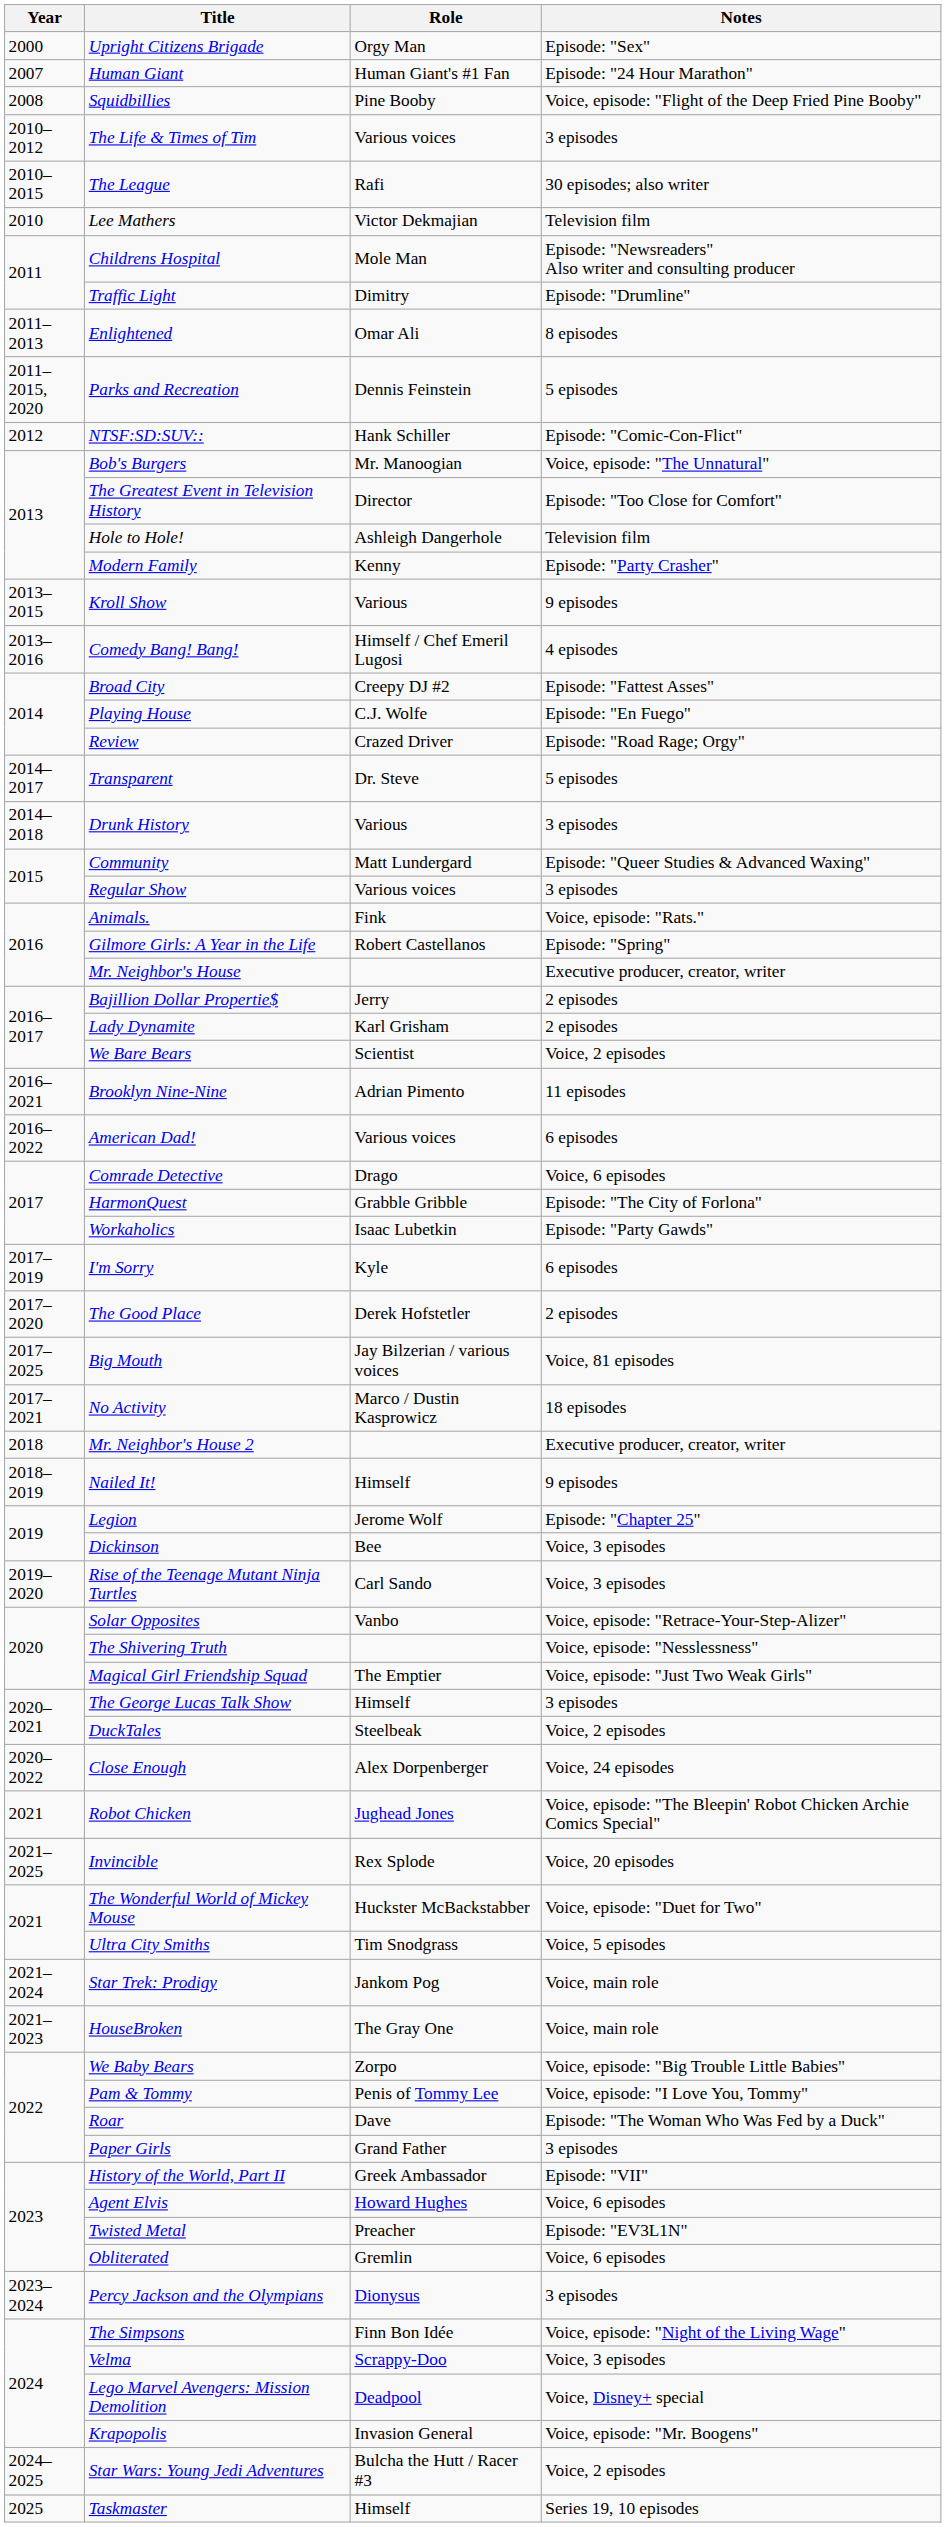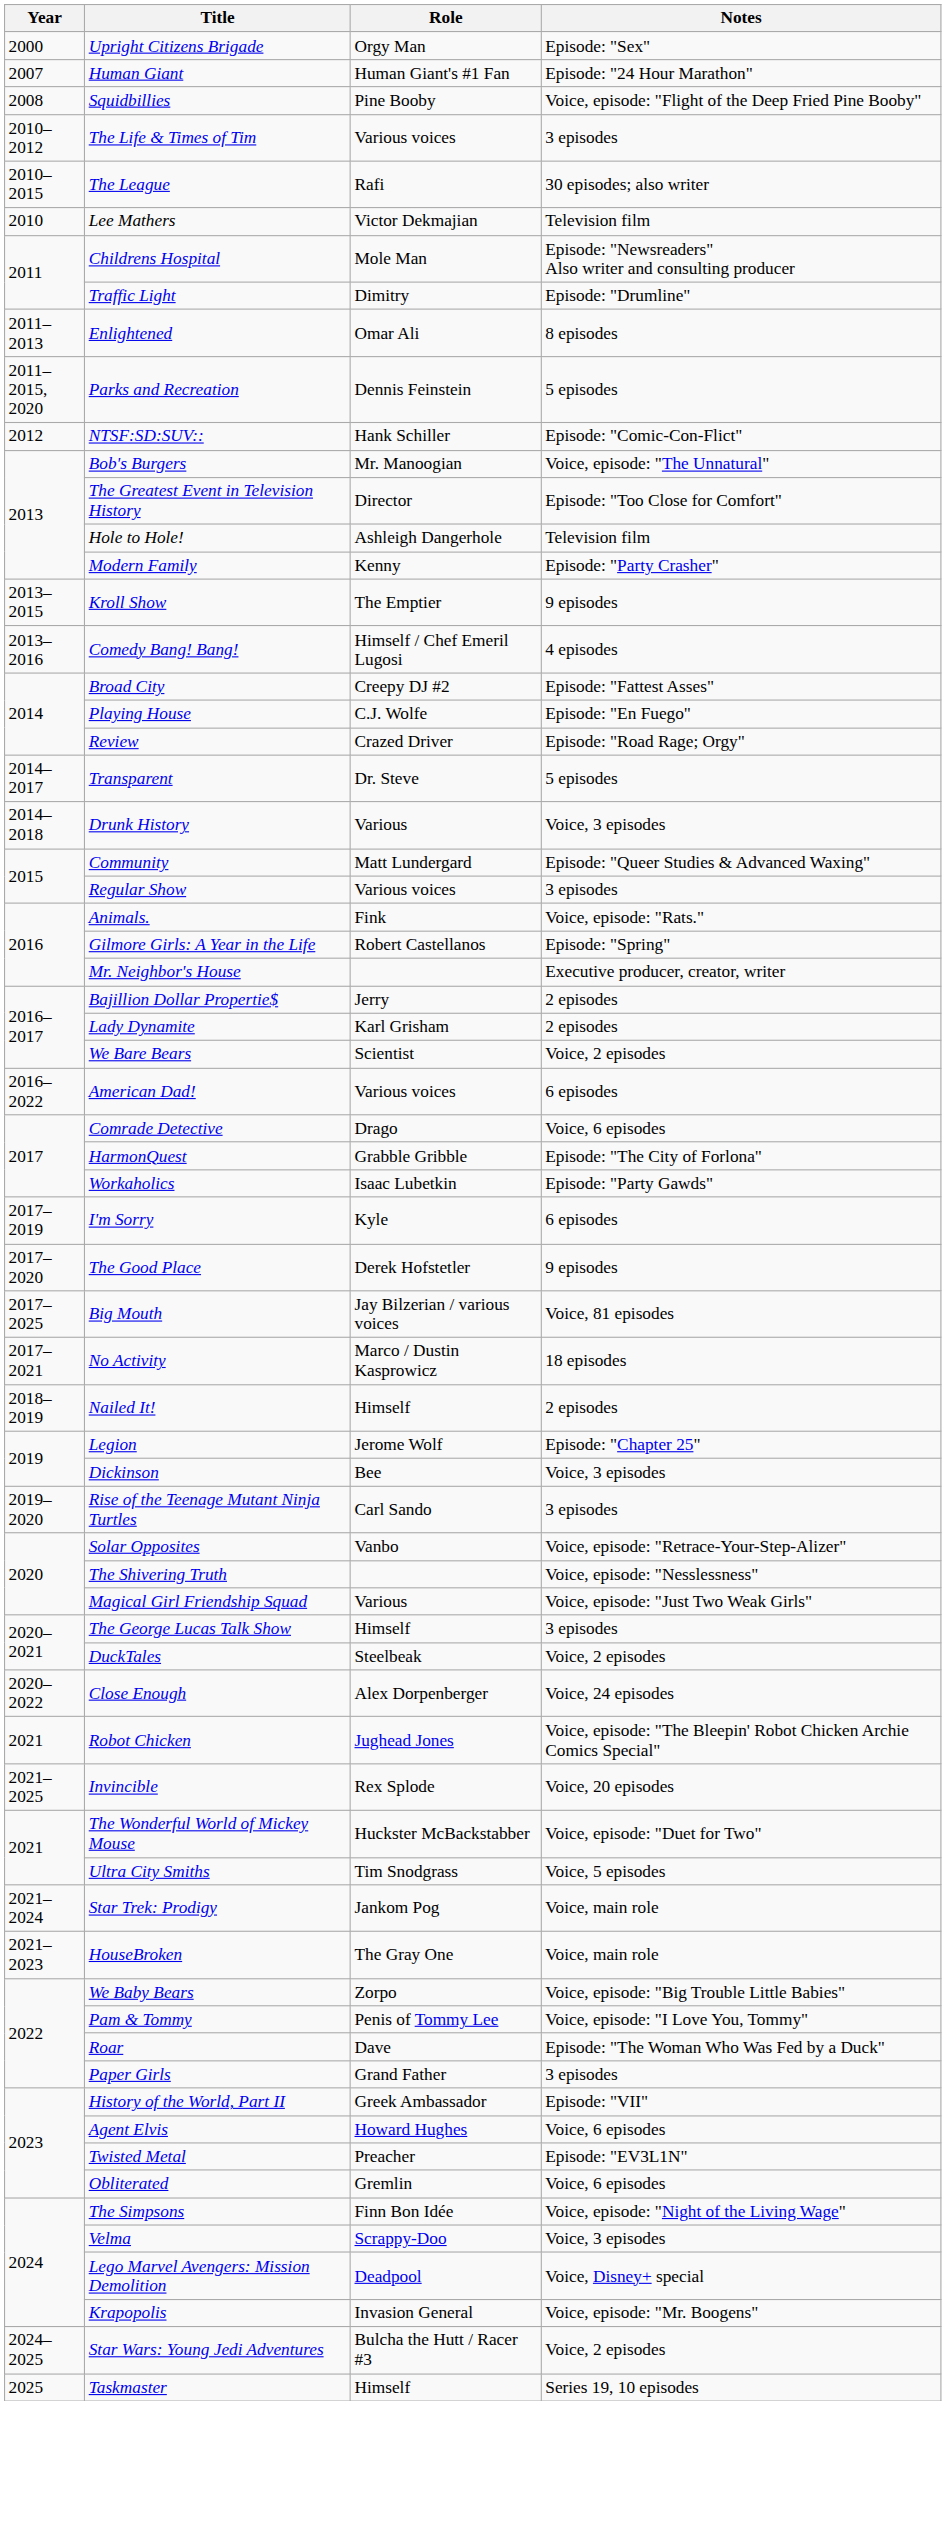(381, 602) Various -> (398, 602) The Emptier
(582, 825) 3 episodes -> (605, 825) Voice, 3 episodes
- row: (158, 1091)
(582, 1314) 2 episodes -> (582, 1267) 9 episodes
- row: (171, 1444)
(582, 1482) 9 episodes -> (582, 1407) 2 episodes
(605, 1583) Voice, 3 episodes -> (582, 1509) 3 episodes
(398, 1675) The Emptier -> (381, 1601) Various
- row: (206, 2295)
